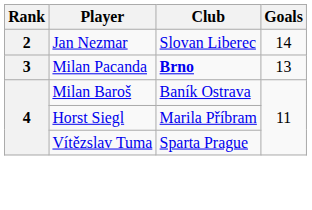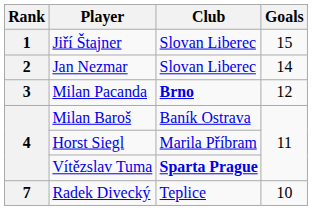+ row: (87, 42)
(284, 67) 13 -> (284, 92) 12
(204, 142) normal -> (209, 167) bold
+ row: (101, 192)
